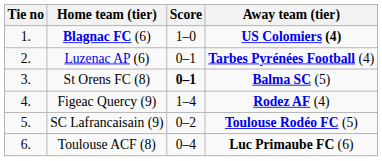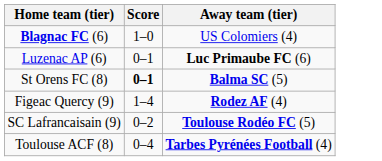- column: (26, 15)
(291, 36) bold -> (249, 36) normal
(291, 58) Tarbes Pyrénées Football (4) -> (249, 58) Luc Primaube FC (6)
(291, 144) Luc Primaube FC (6) -> (249, 144) Tarbes Pyrénées Football (4)
